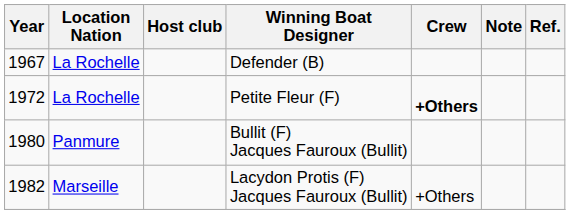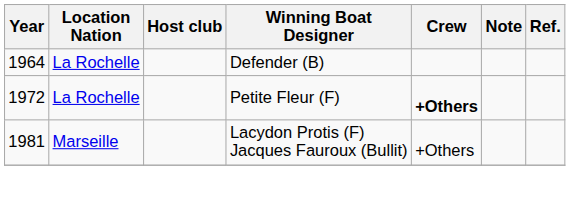(27, 62) 1967 -> (27, 62) 1964
- row: (319, 142)
(27, 187) 1982 -> (27, 142) 1981
